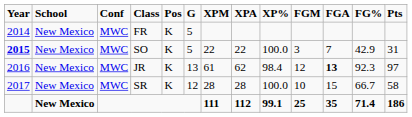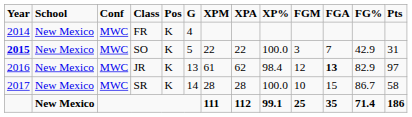(190, 31) 5 -> (190, 31) 4
(365, 67) 92.3 -> (365, 67) 82.9
(192, 85) 12 -> (192, 85) 14
(365, 85) 66.7 -> (365, 85) 86.7
